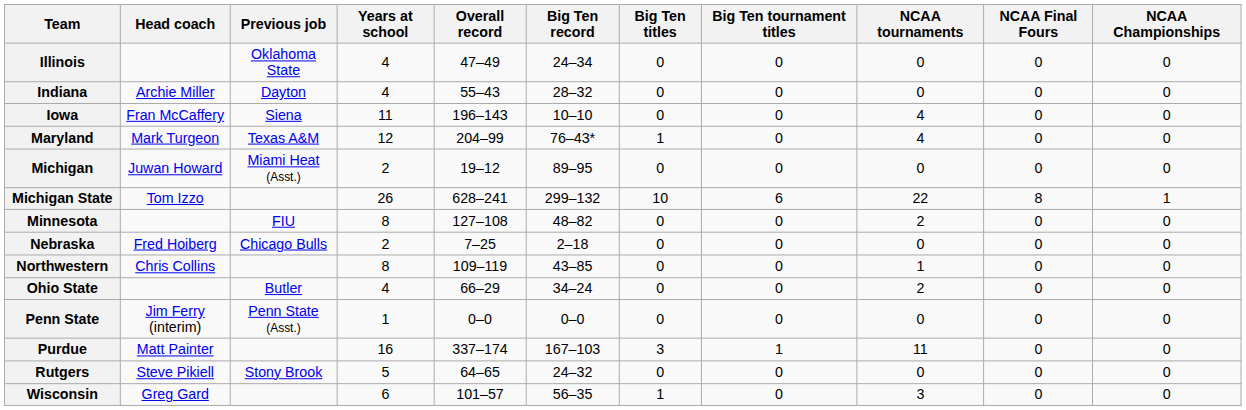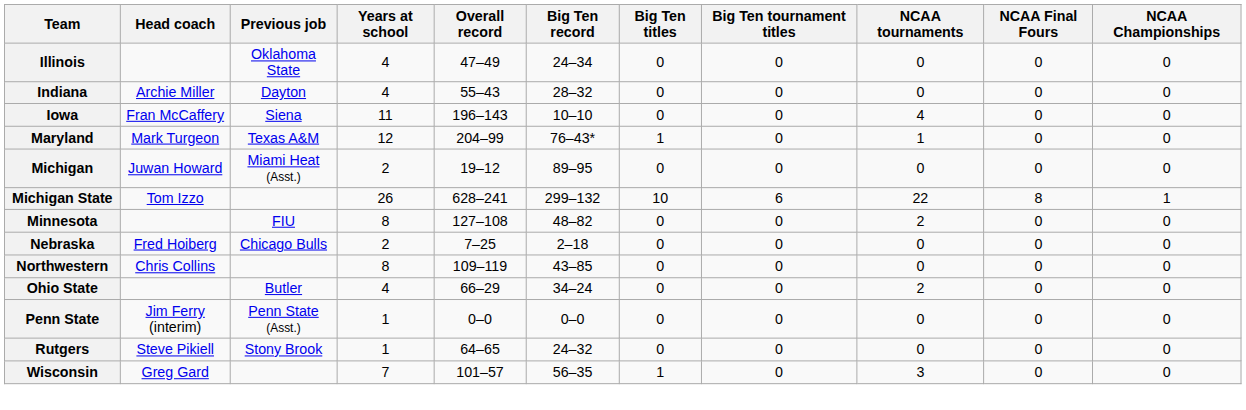(920, 138) 4 -> (920, 138) 1
(920, 266) 1 -> (920, 266) 0
- row: (62, 350)
(385, 372) 5 -> (385, 350) 1
(385, 395) 6 -> (385, 372) 7
